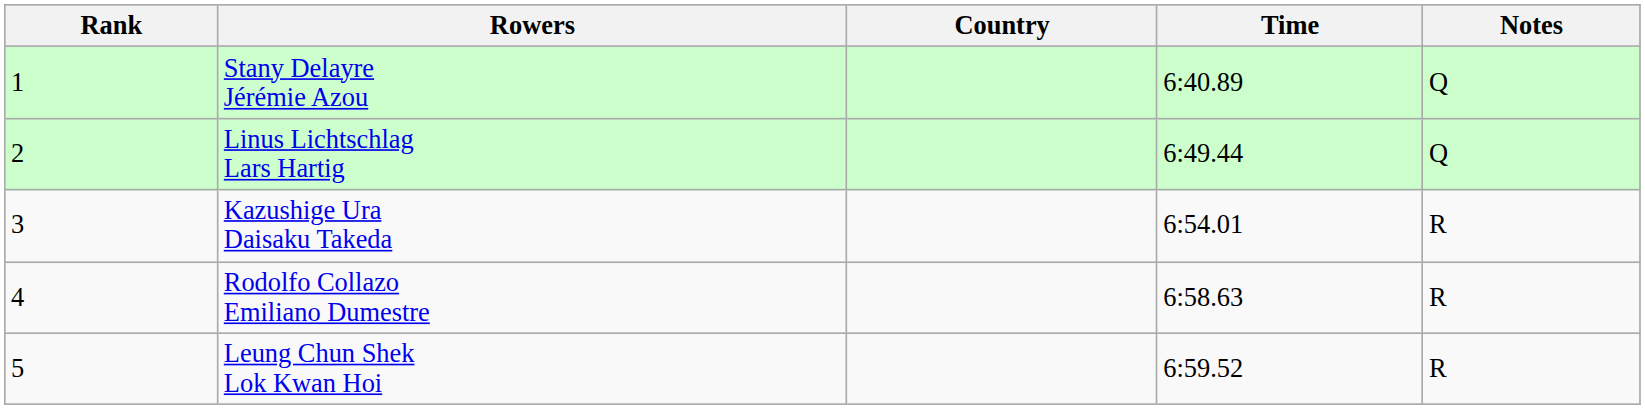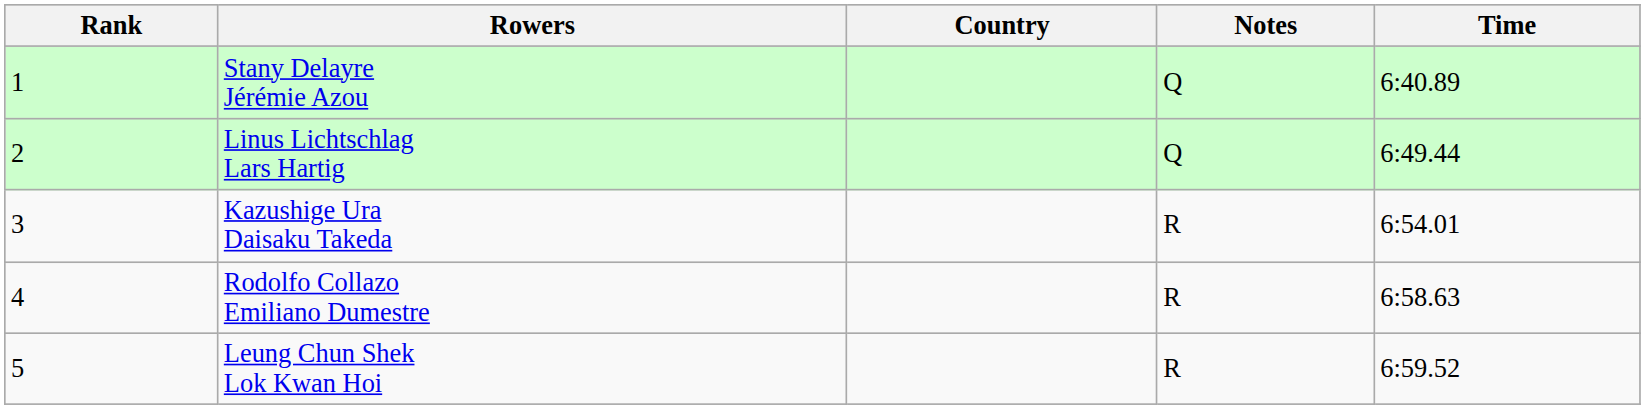columns swapped: (1290, 25) <-> (1531, 25)
